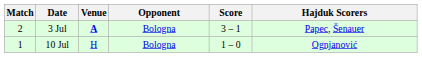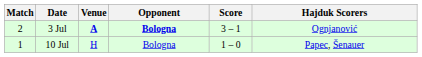(159, 28) normal -> (159, 28) bold
(335, 28) Papec, Šenauer -> (335, 28) Ognjanović
(335, 44) Ognjanović -> (335, 44) Papec, Šenauer
